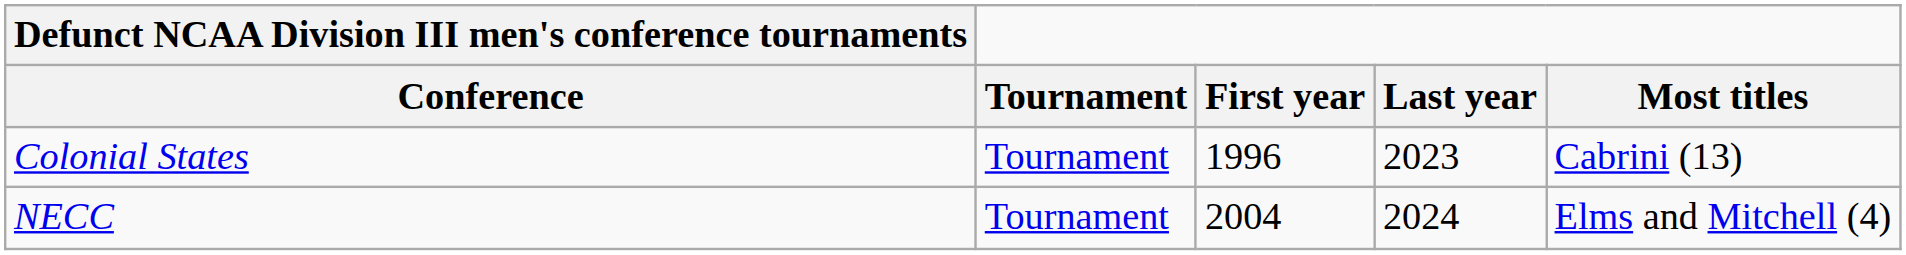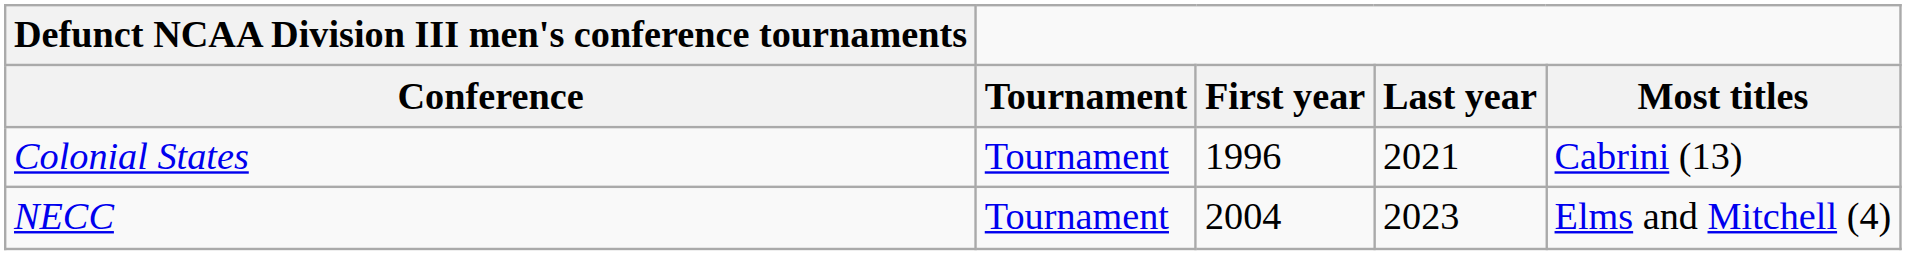(1421, 156) 2023 -> (1421, 156) 2021
(1421, 216) 2024 -> (1421, 216) 2023
